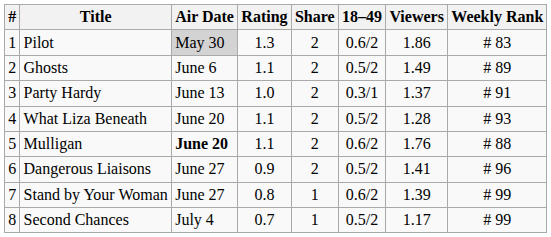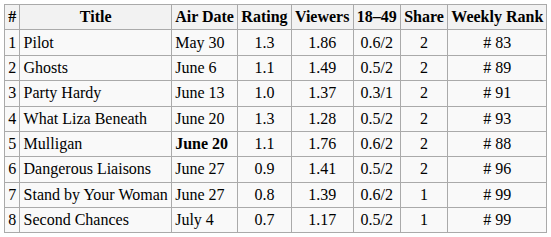columns swapped: (315, 17) <-> (417, 17)
(200, 42) lightgrey background -> (200, 42) no background
(264, 118) 1.1 -> (264, 118) 1.3
